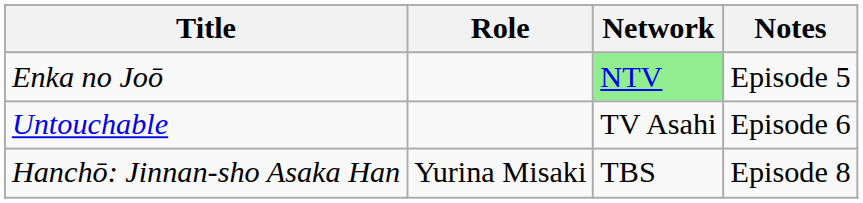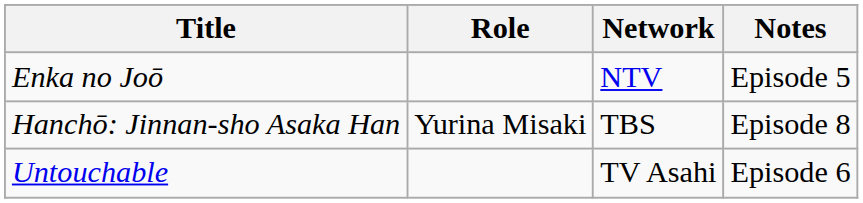(631, 76) lightgreen background -> (631, 76) no background
rows swapped: (90, 124) <-> (206, 172)
